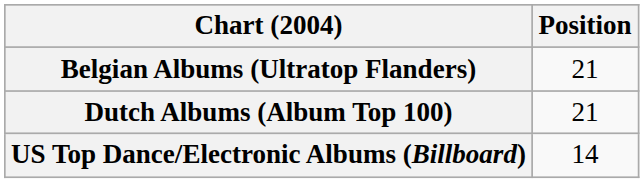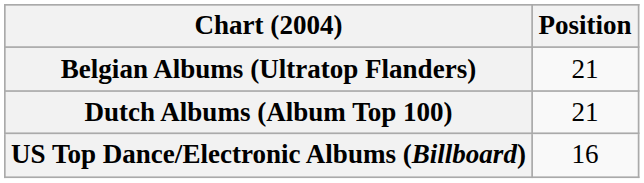(585, 154) 14 -> (585, 154) 16
